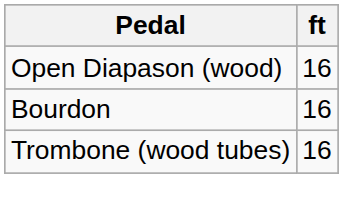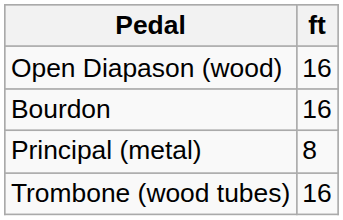+ row: (106, 151)
